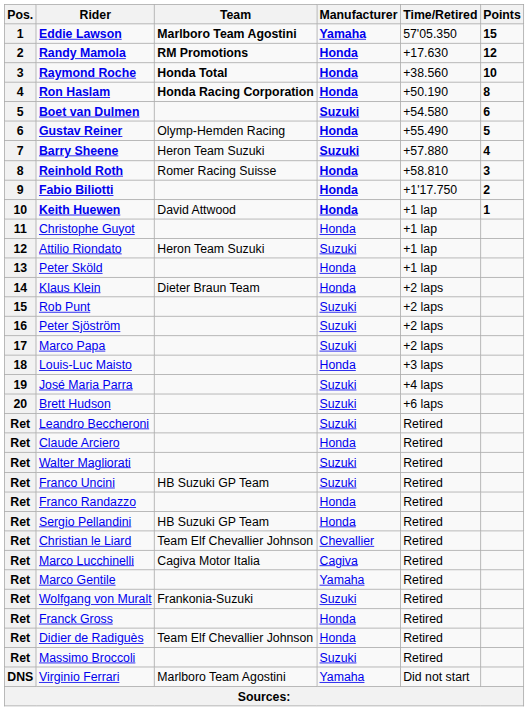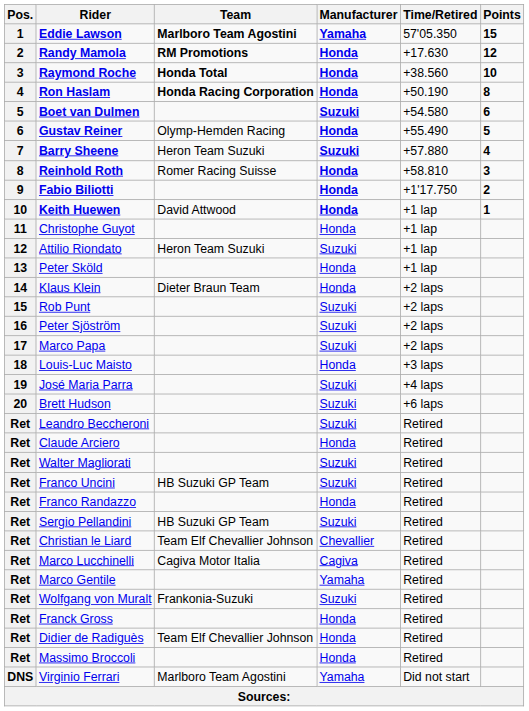(338, 521) Honda -> (338, 521) Suzuki
(338, 658) Suzuki -> (338, 658) Honda
